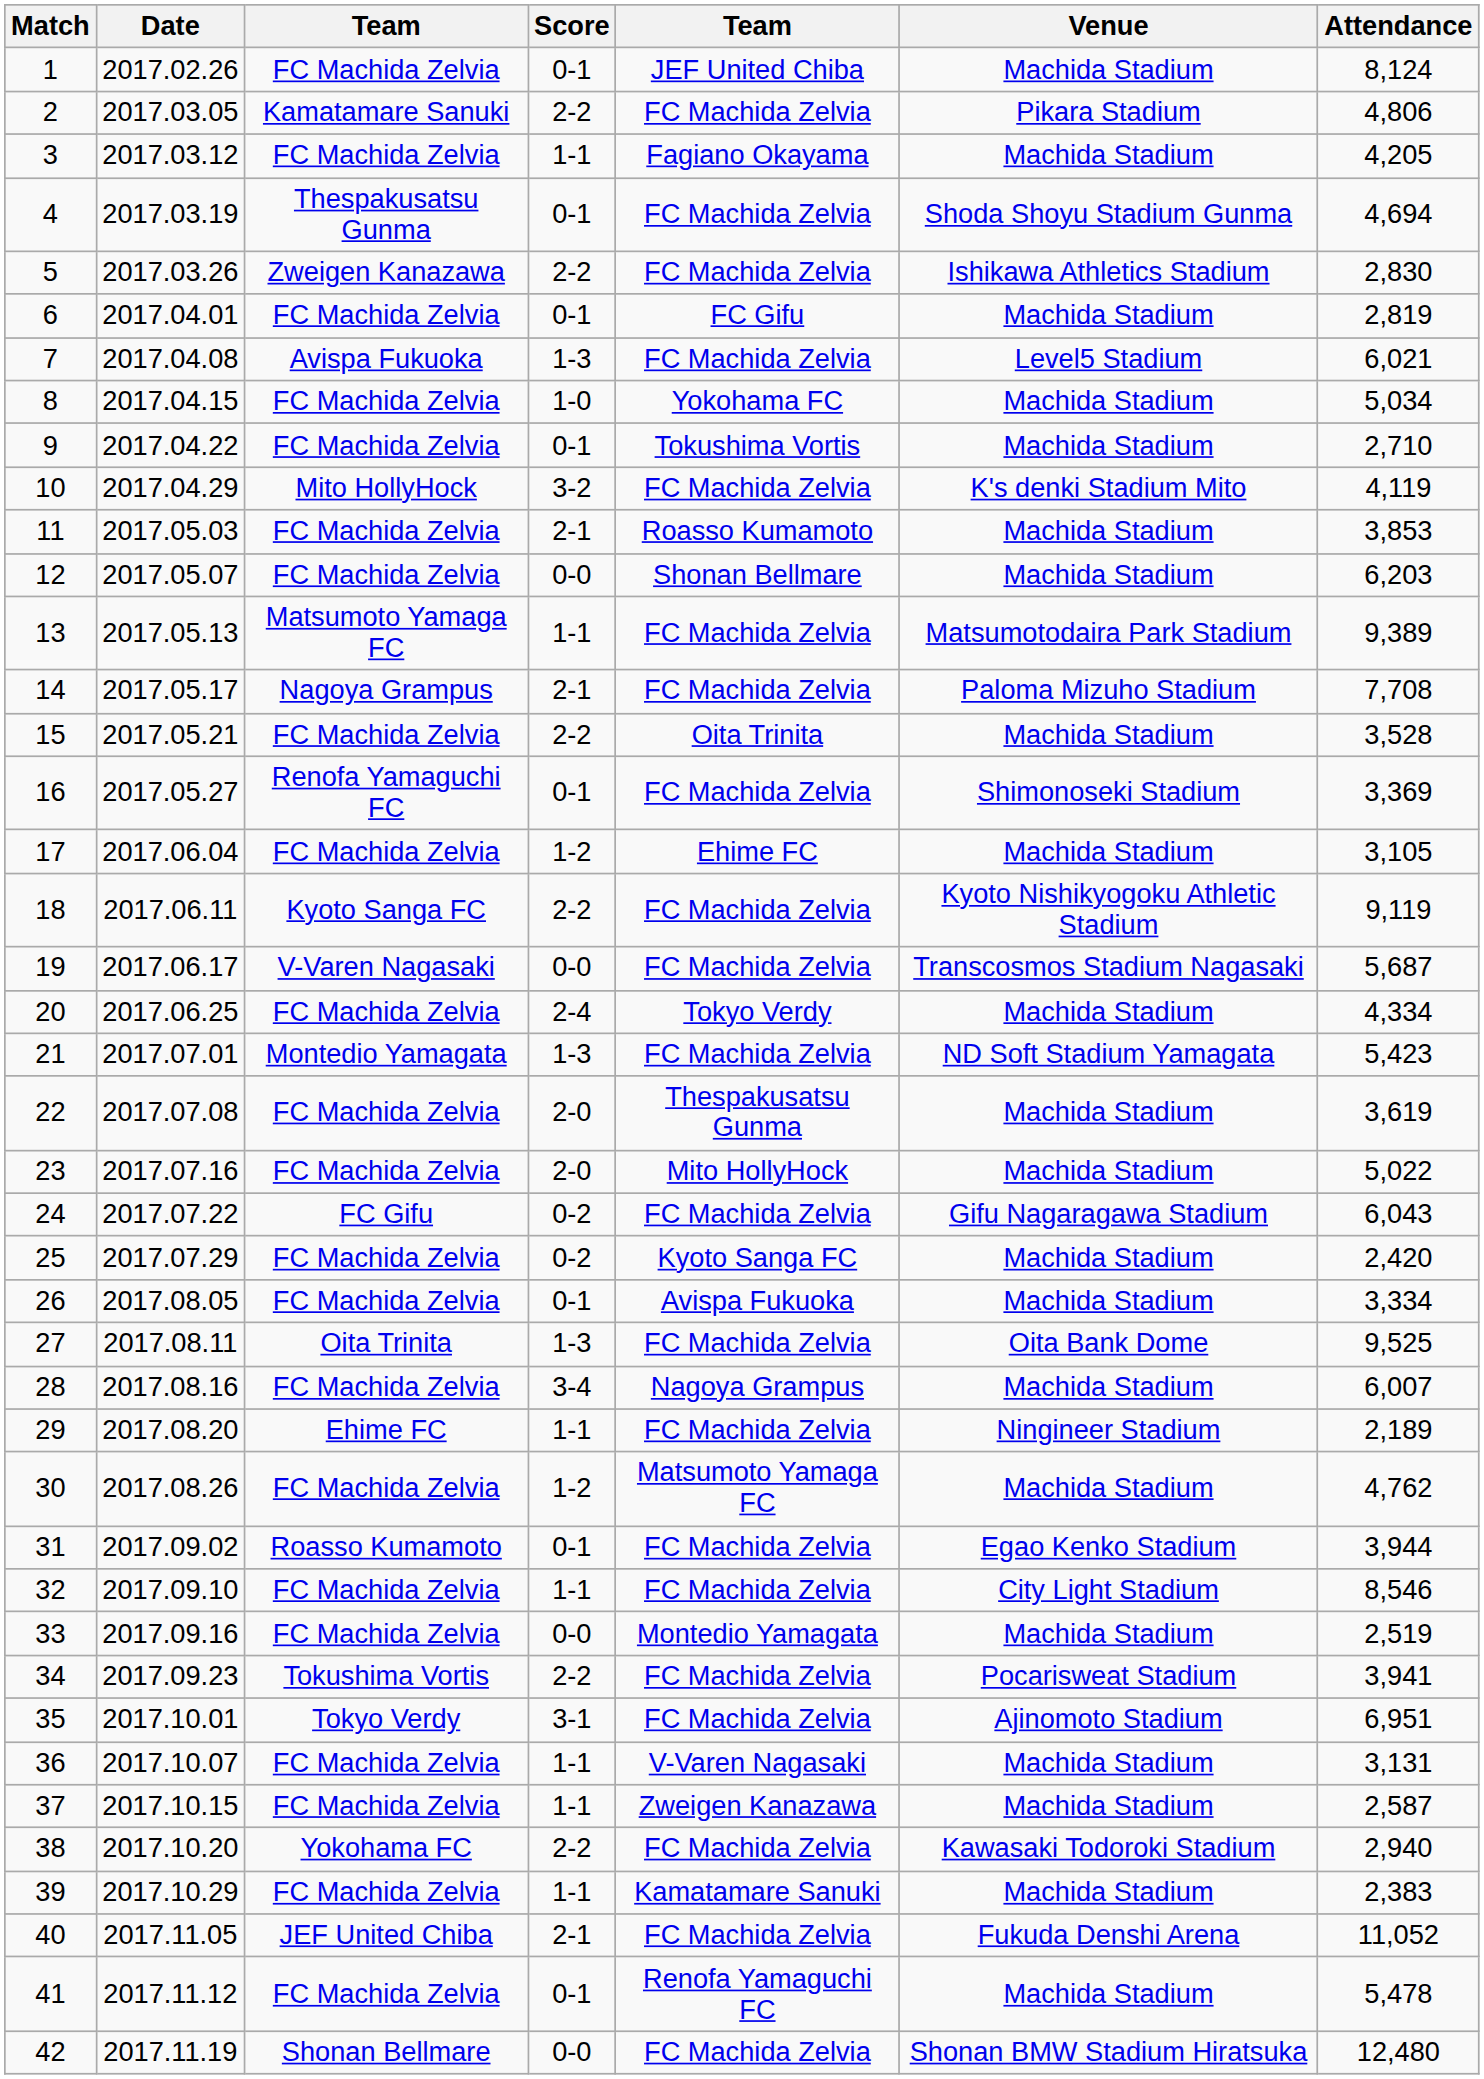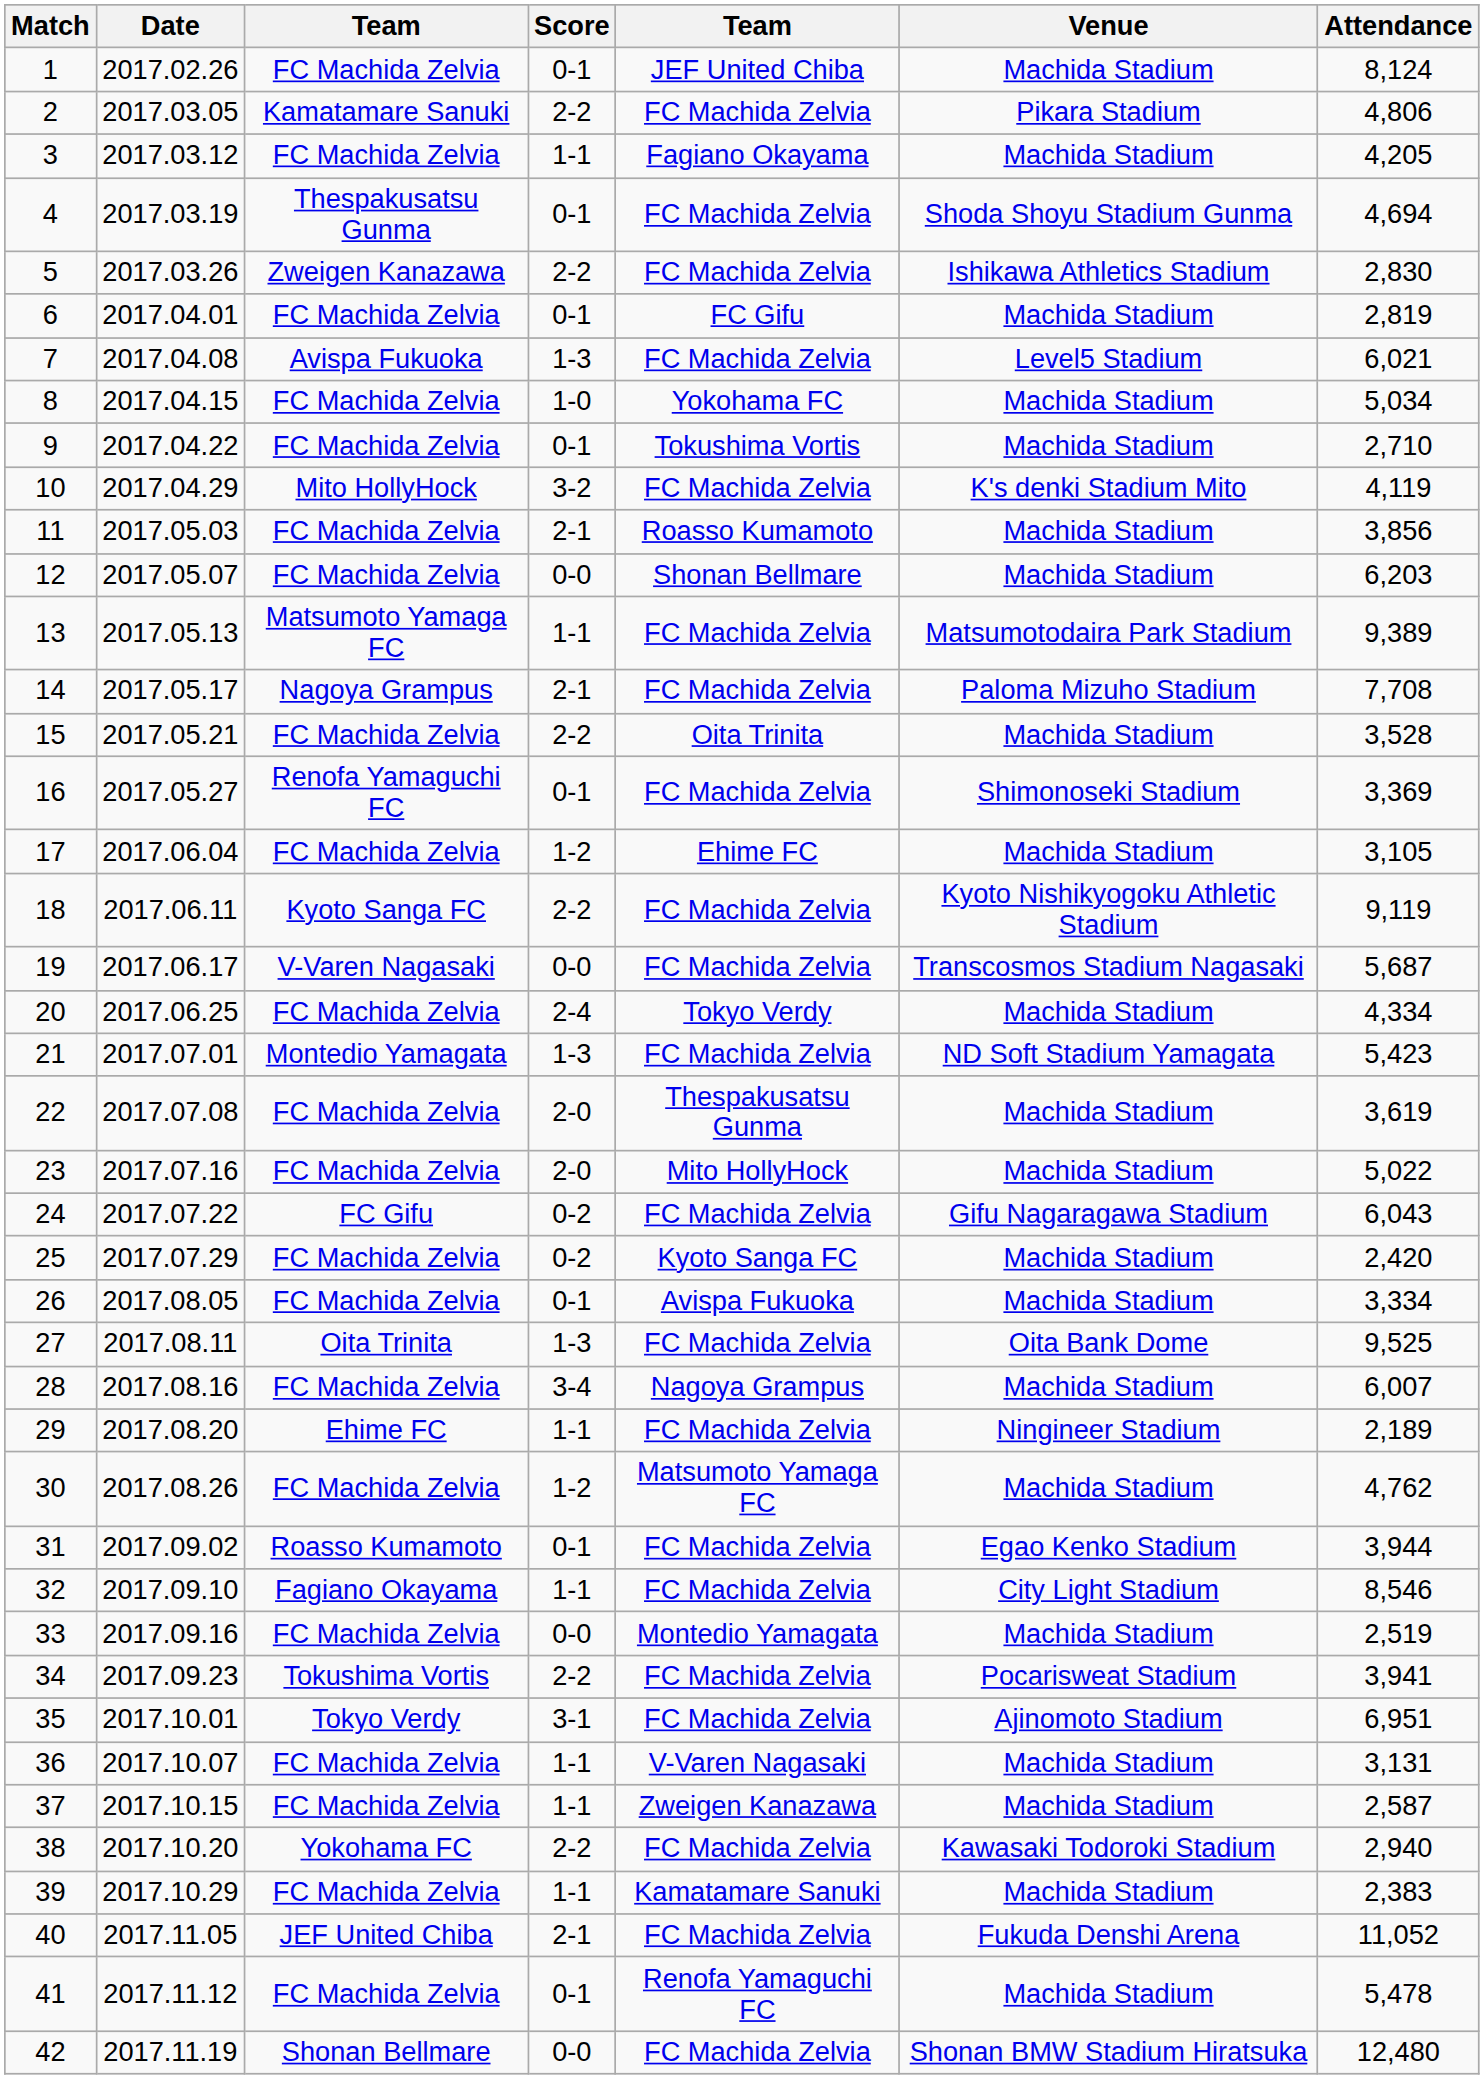(1398, 531) 3,853 -> (1398, 531) 3,856
(386, 1590) FC Machida Zelvia -> (386, 1590) Fagiano Okayama
